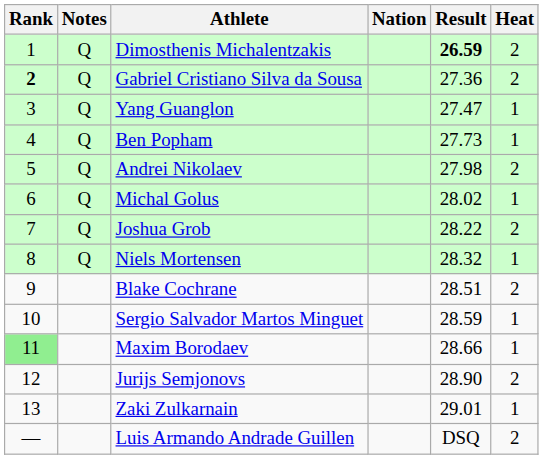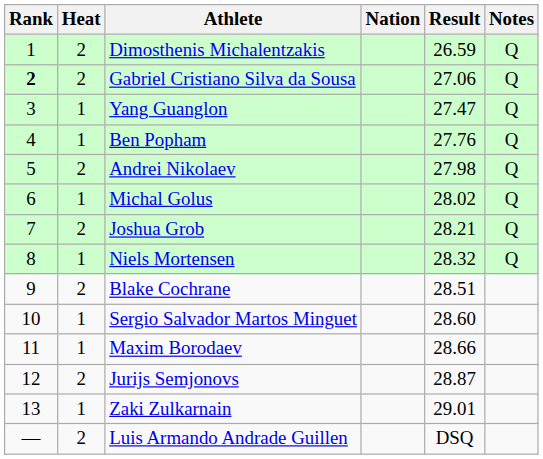columns swapped: (515, 19) <-> (84, 19)
(461, 49) bold -> (455, 49) normal
(461, 79) 27.36 -> (455, 79) 27.06
(461, 139) 27.73 -> (455, 139) 27.76
(461, 229) 28.22 -> (455, 229) 28.21
(461, 318) 28.59 -> (455, 318) 28.60
(31, 348) lightgreen background -> (31, 348) no background
(461, 378) 28.90 -> (455, 378) 28.87
